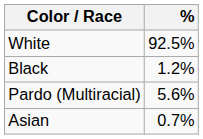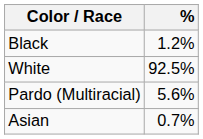rows swapped: (29, 43) <-> (28, 69)
